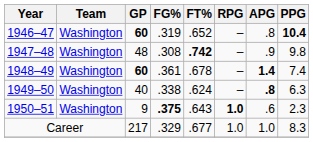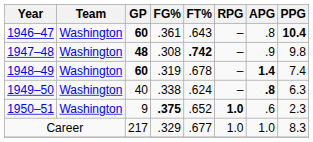(169, 33) .319 -> (169, 33) .361
(200, 33) .652 -> (200, 33) .643
(141, 52) normal -> (141, 52) bold
(169, 71) .361 -> (169, 71) .319
(200, 109) .643 -> (200, 109) .652
